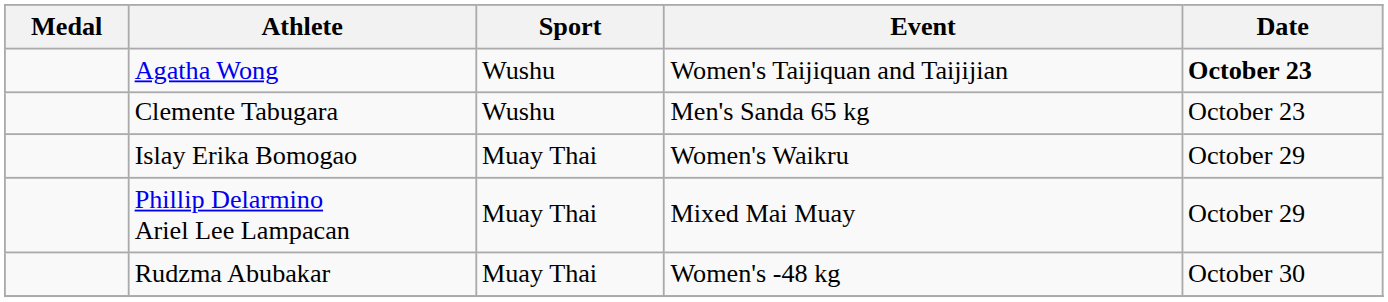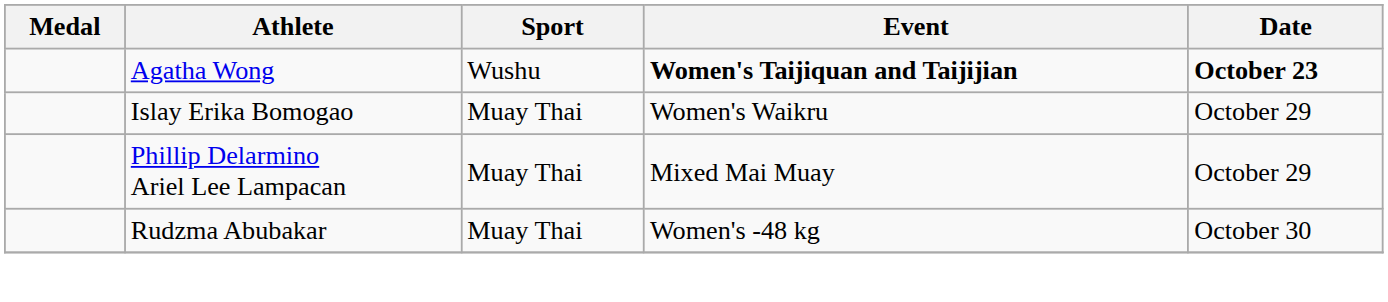(839, 69) normal -> (834, 69) bold
- row: (236, 112)
